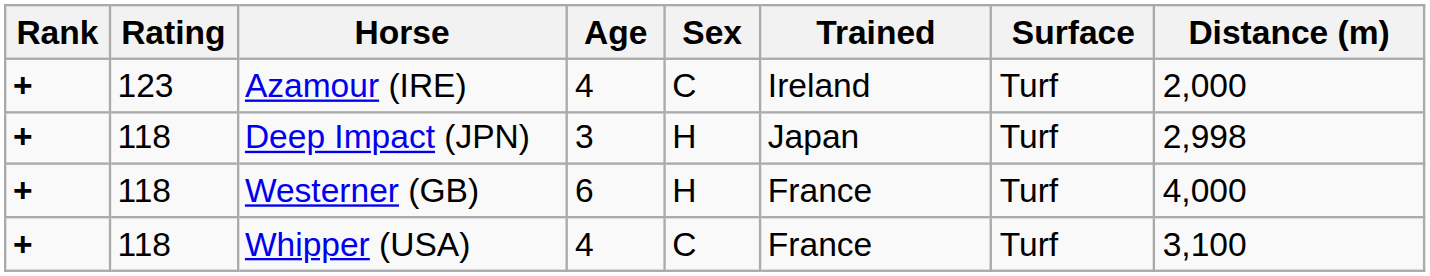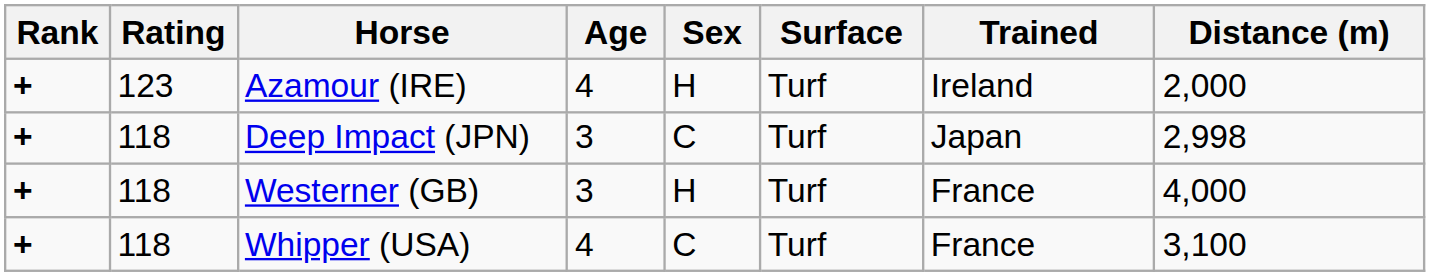columns swapped: (876, 32) <-> (1073, 32)
(684, 85) C -> (684, 85) H
(684, 138) H -> (684, 138) C
(584, 191) 6 -> (584, 191) 3
